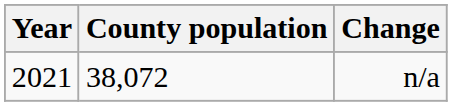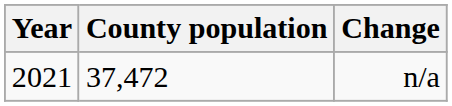(127, 76) 38,072 -> (127, 76) 37,472
